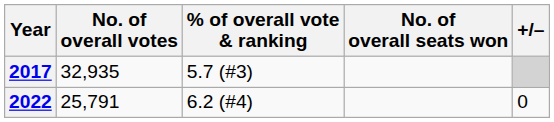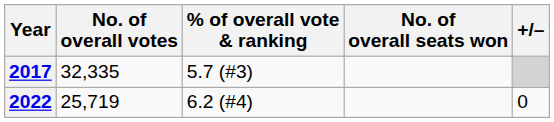(90, 71) 32,935 -> (90, 71) 32,335
(90, 102) 25,791 -> (90, 102) 25,719
